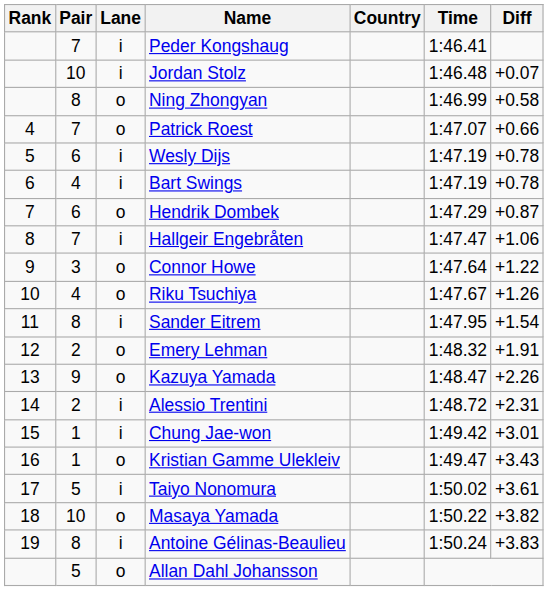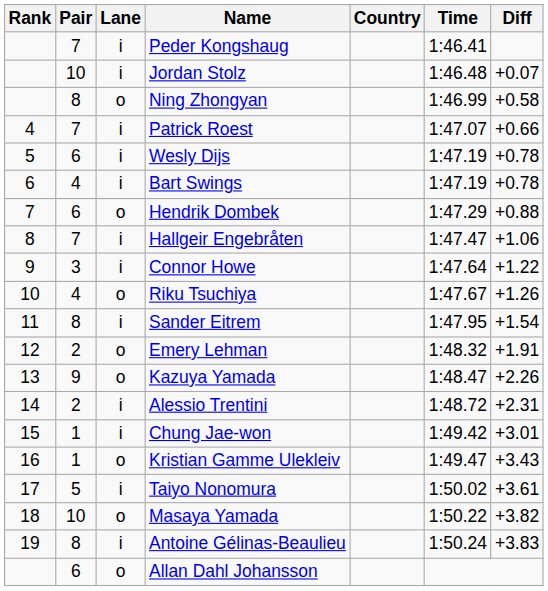(121, 128) o -> (121, 128) i
(517, 211) +0.87 -> (517, 211) +0.88
(121, 267) o -> (121, 267) i
(76, 571) 5 -> (76, 571) 6
